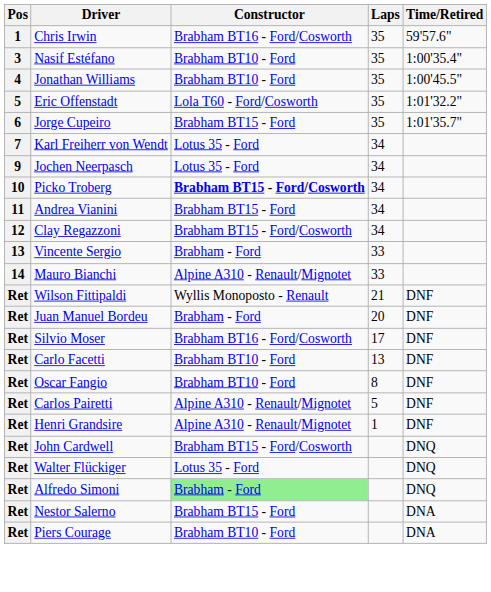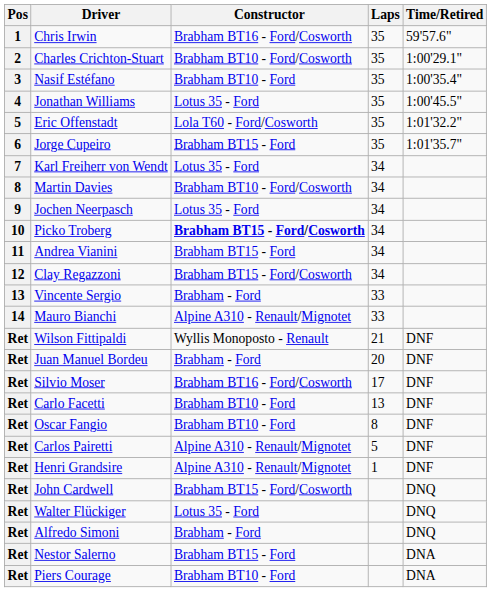+ row: (99, 58)
(235, 79) Brabham BT10 - Ford -> (216, 101) Lotus 35 - Ford
+ row: (73, 187)
(217, 489) lightgreen background -> (217, 532) no background
